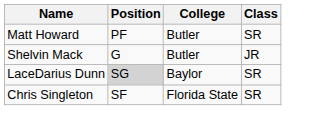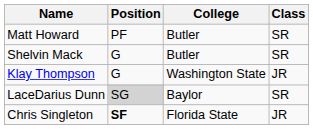(252, 54) JR -> (280, 54) SR
+ row: (51, 74)
(119, 94) normal -> (119, 114) bold
(253, 94) SR -> (279, 114) JR
